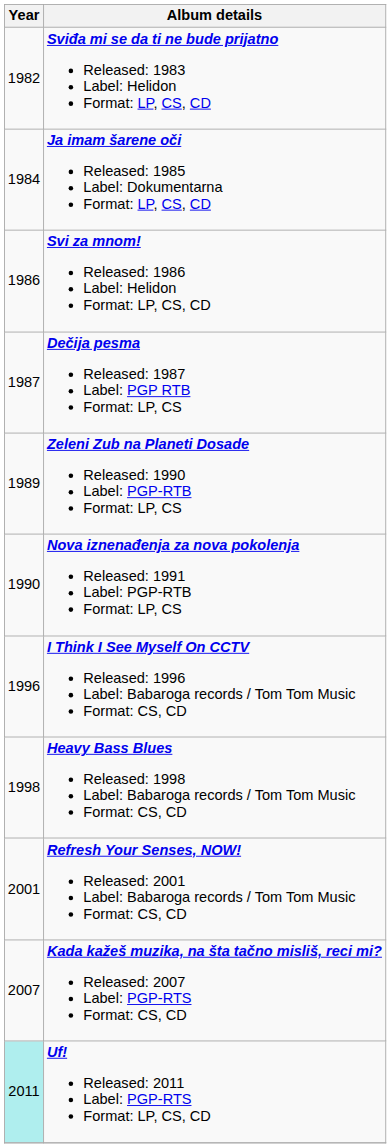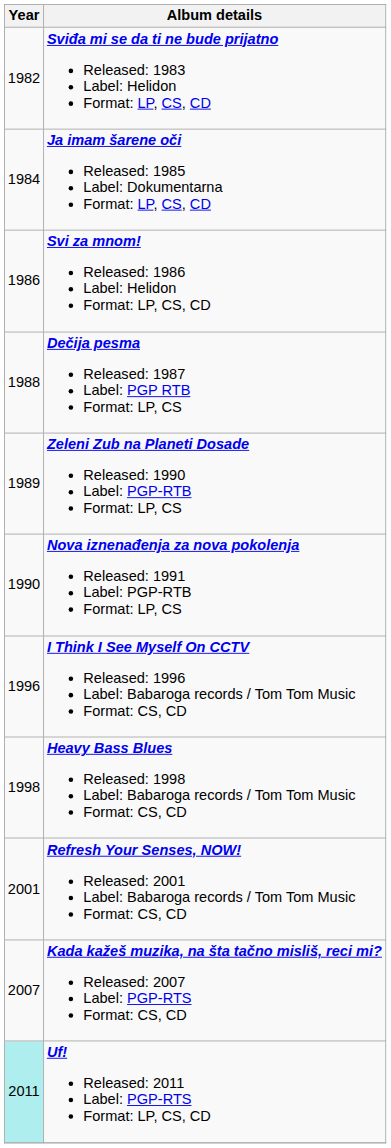(24, 382) 1987 -> (24, 382) 1988
